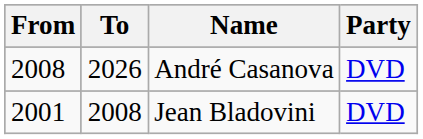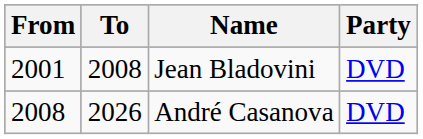rows swapped: (235, 111) <-> (244, 68)
